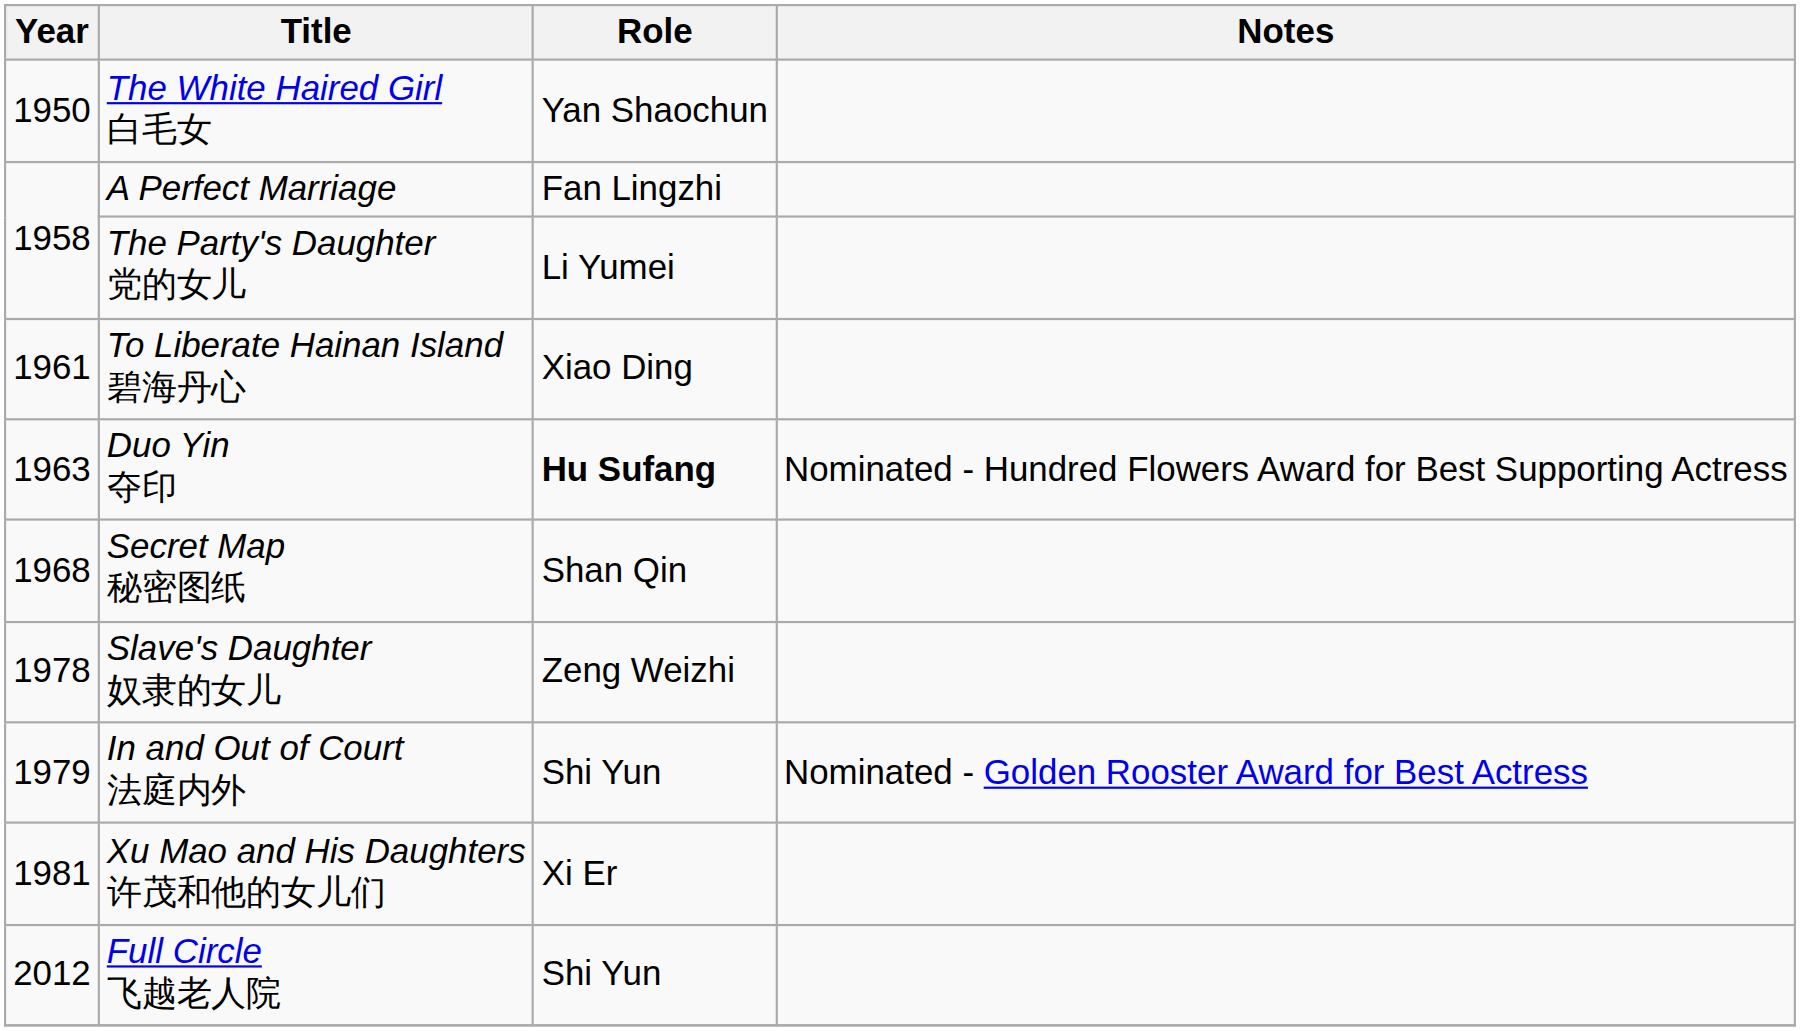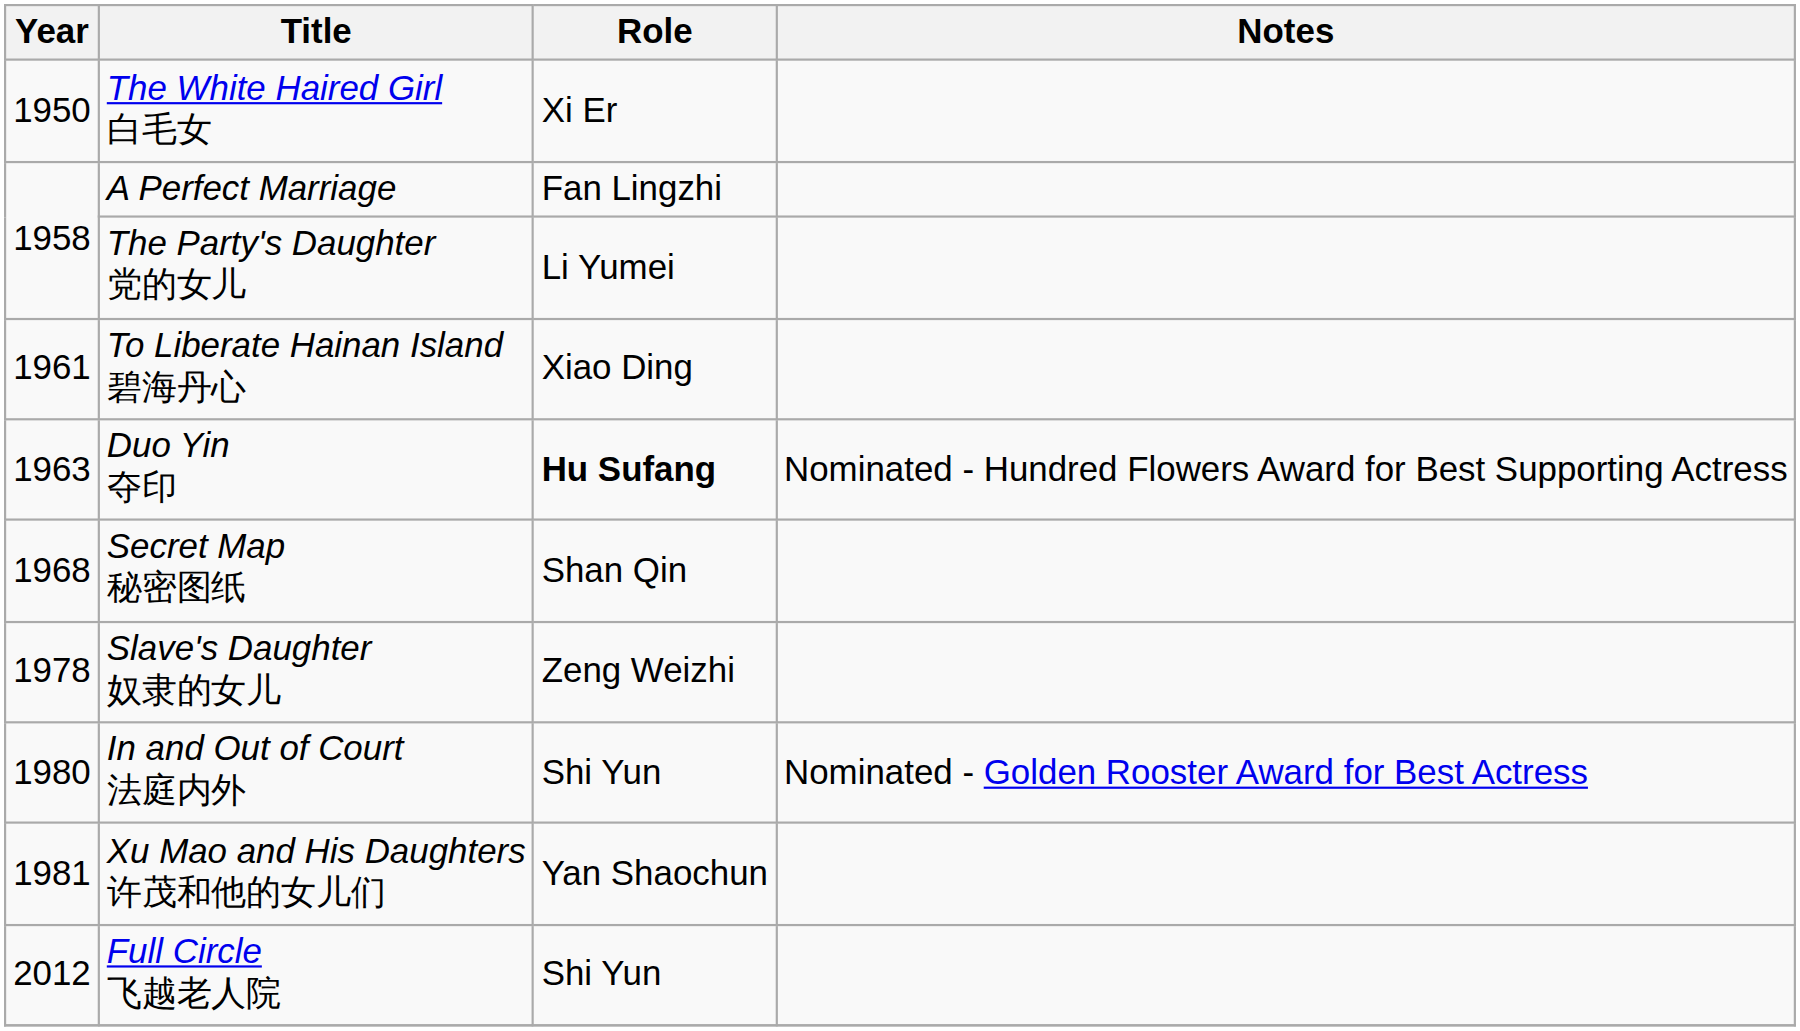(655, 110) Yan Shaochun -> (579, 110) Xi Er
(52, 772) 1979 -> (52, 772) 1980
(579, 873) Xi Er -> (655, 873) Yan Shaochun
